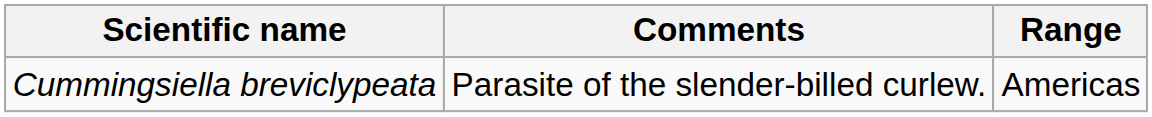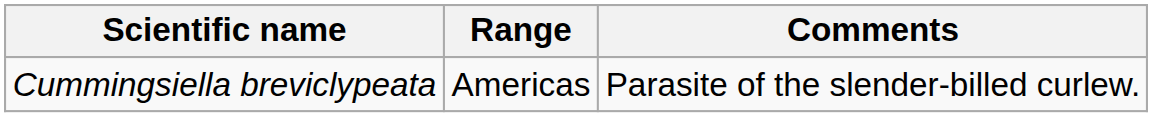columns swapped: (1071, 30) <-> (719, 30)
